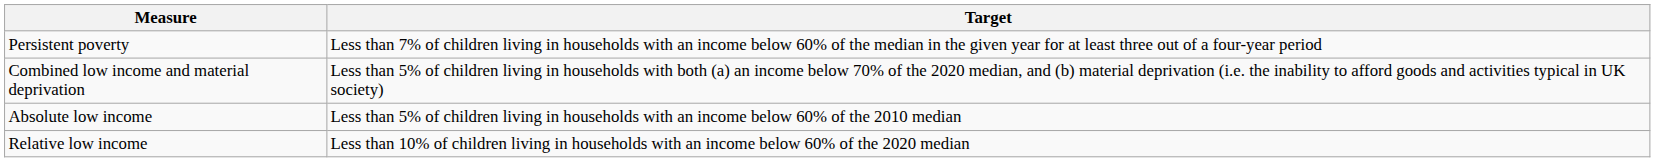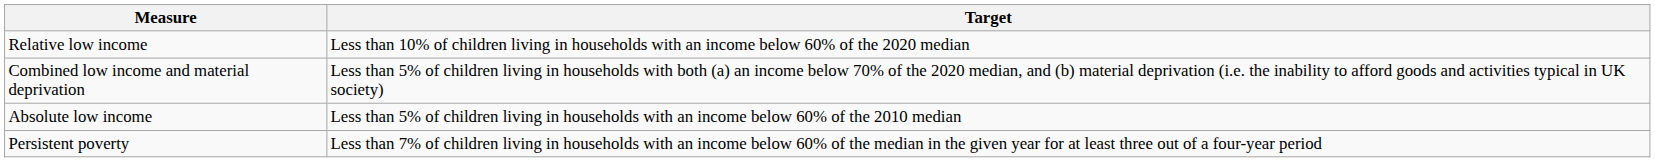rows swapped: (78, 143) <-> (69, 44)
